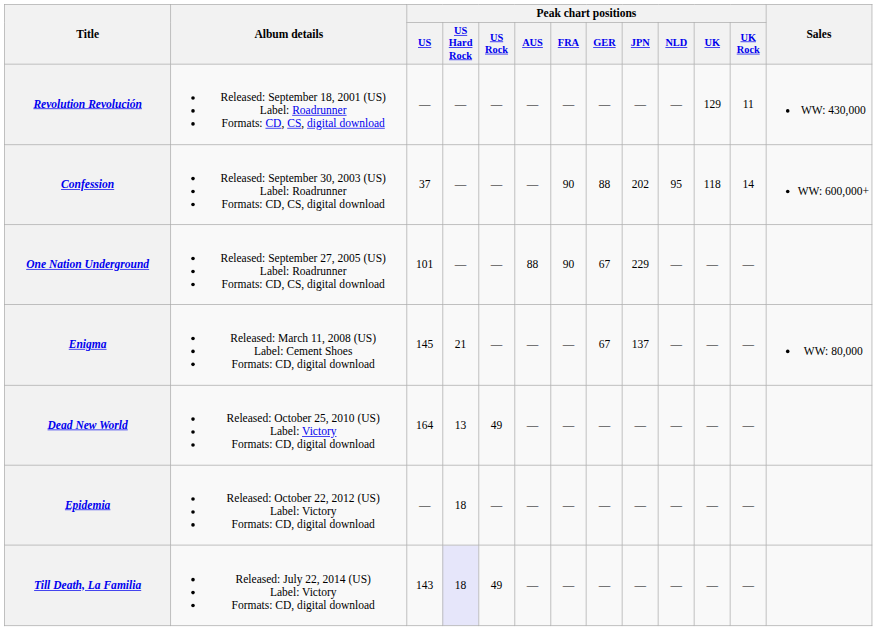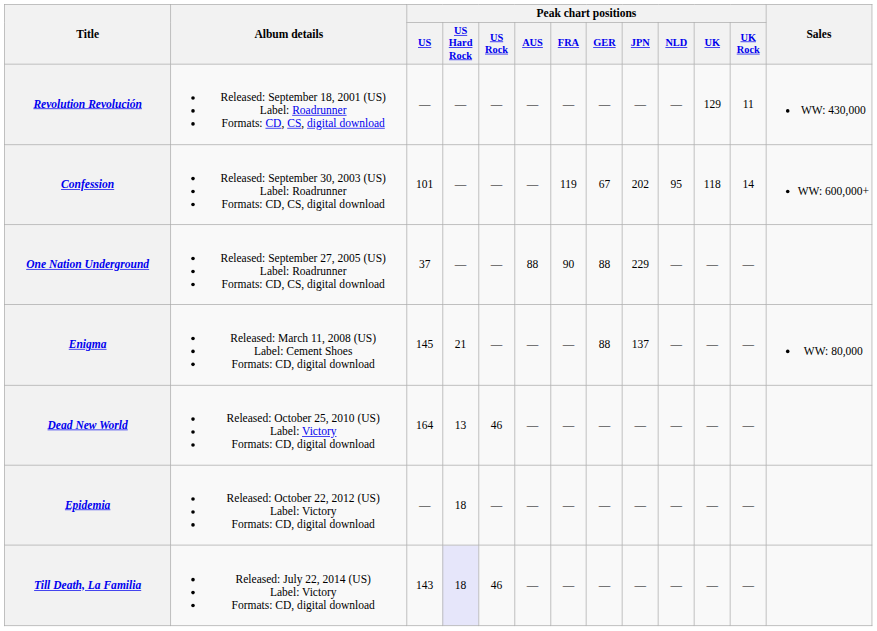(425, 184) 37 -> (425, 184) 101
(568, 184) 90 -> (568, 184) 119
(604, 184) 88 -> (604, 184) 67
(425, 264) 101 -> (425, 264) 37
(604, 264) 67 -> (604, 264) 88
(604, 345) 67 -> (604, 345) 88
(497, 425) 49 -> (497, 425) 46
(497, 585) 49 -> (497, 585) 46
